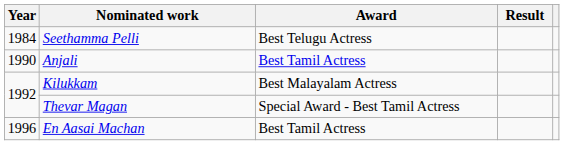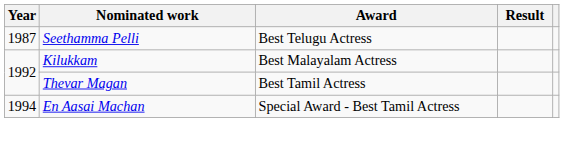(22, 38) 1984 -> (22, 38) 1987
- row: (60, 60)
(359, 106) Special Award - Best Tamil Actress -> (312, 83) Best Tamil Actress
(22, 128) 1996 -> (22, 106) 1994
(312, 128) Best Tamil Actress -> (359, 106) Special Award - Best Tamil Actress
